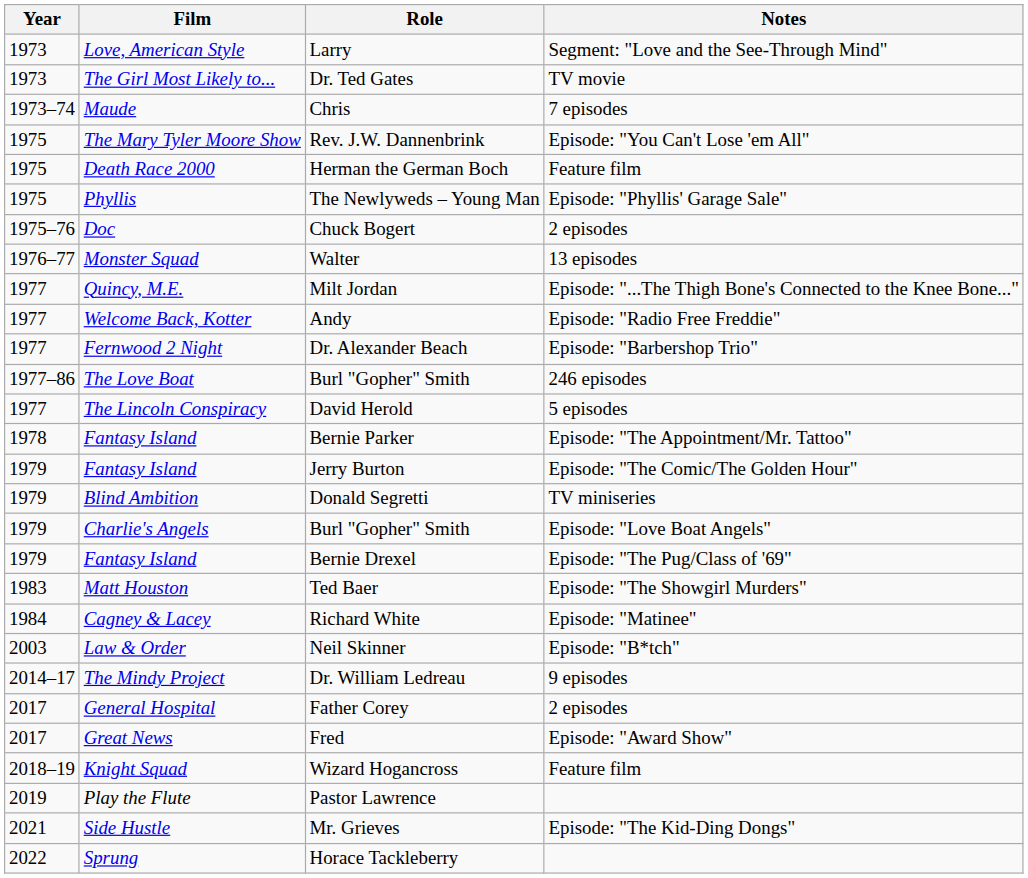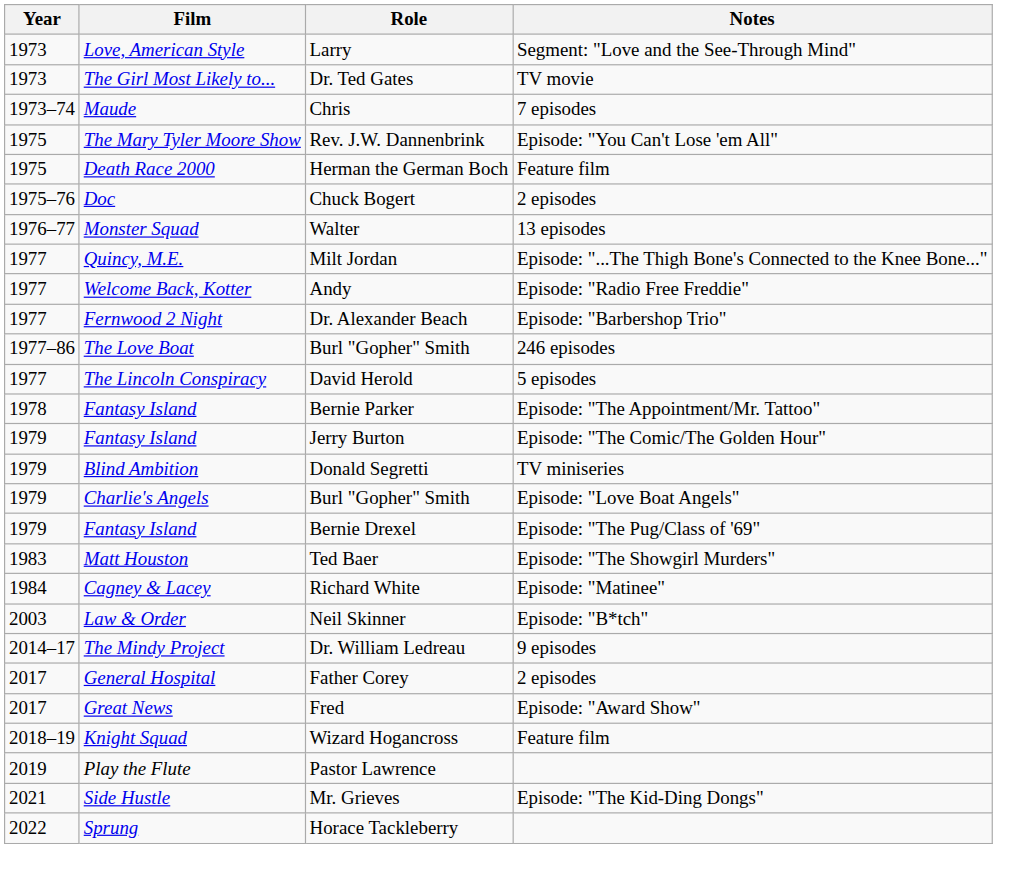- row: (110, 199)
